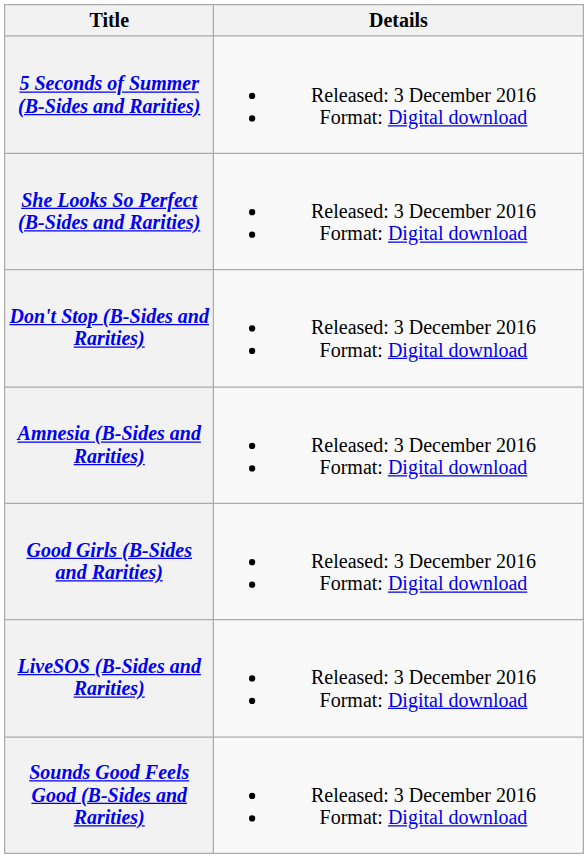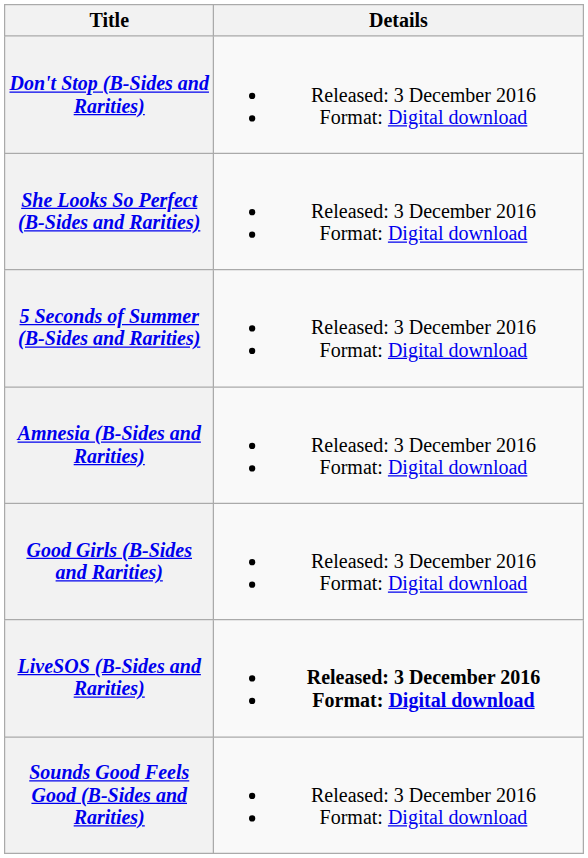rows swapped: (109, 94) <-> (109, 328)
(398, 690) normal -> (398, 690) bold
